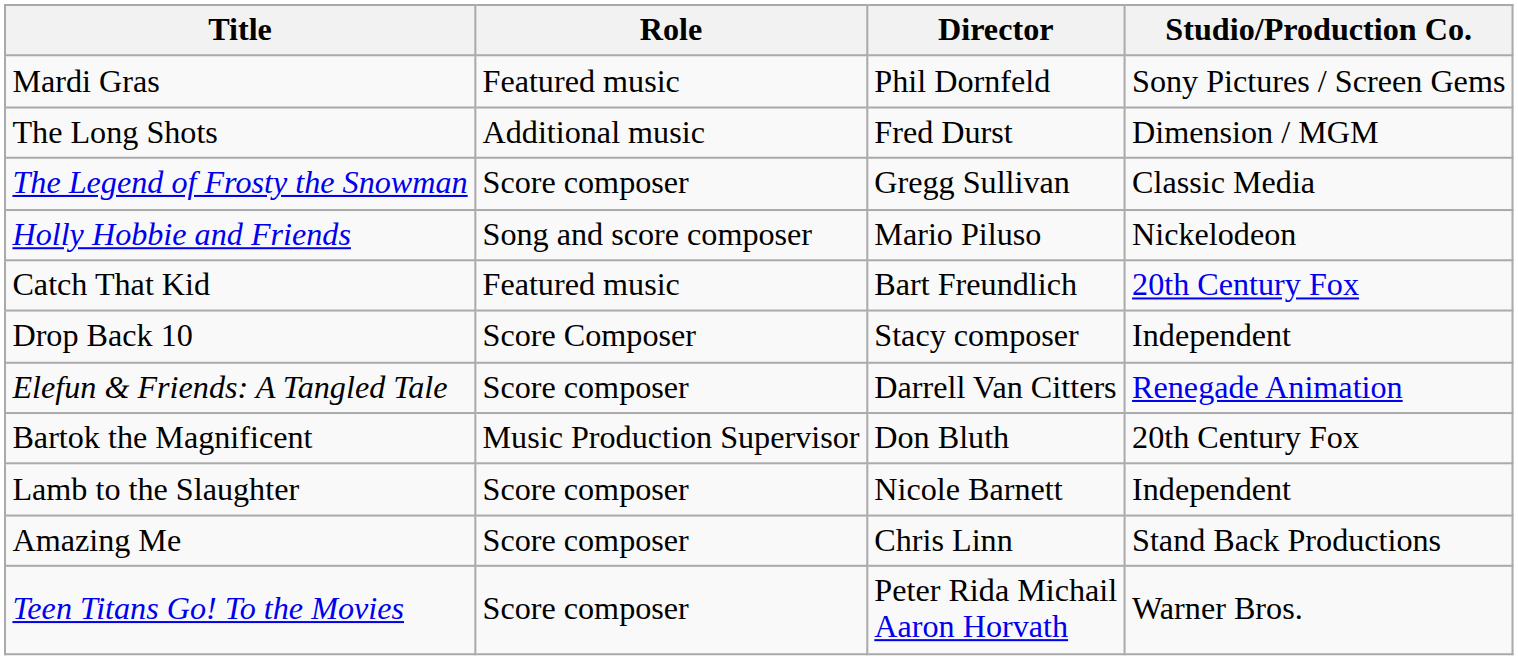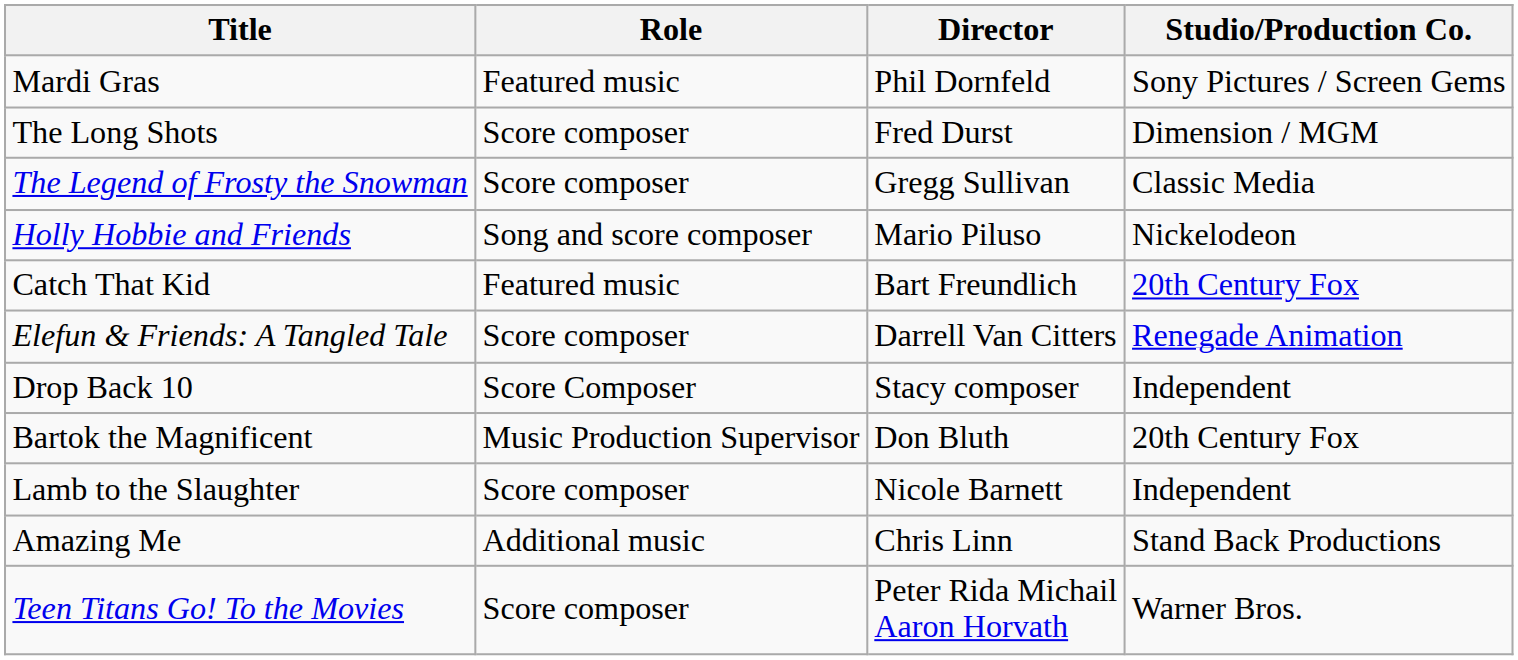(594, 132) Additional music -> (586, 132) Score composer
rows swapped: (103, 336) <-> (230, 387)
(586, 540) Score composer -> (594, 540) Additional music
